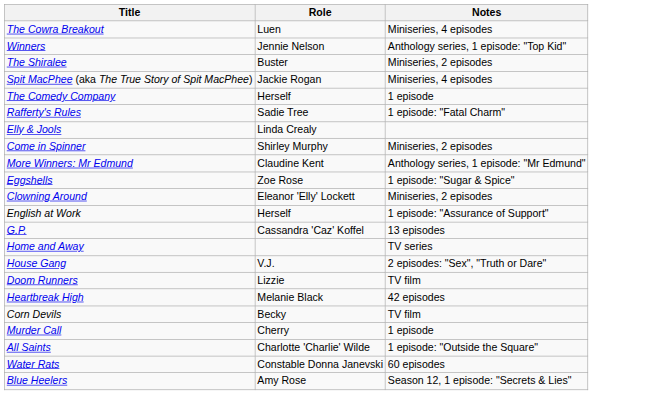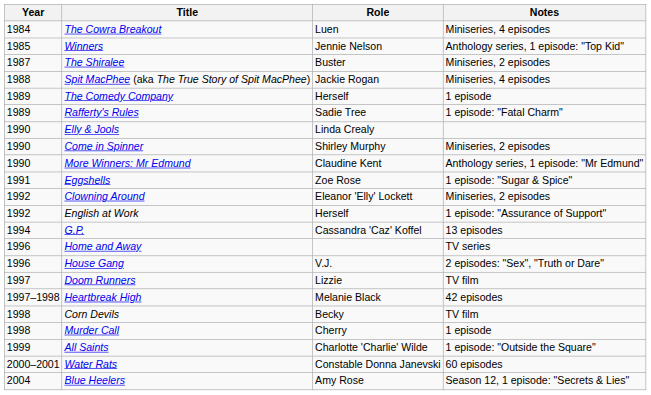+ column: (33, 12)
